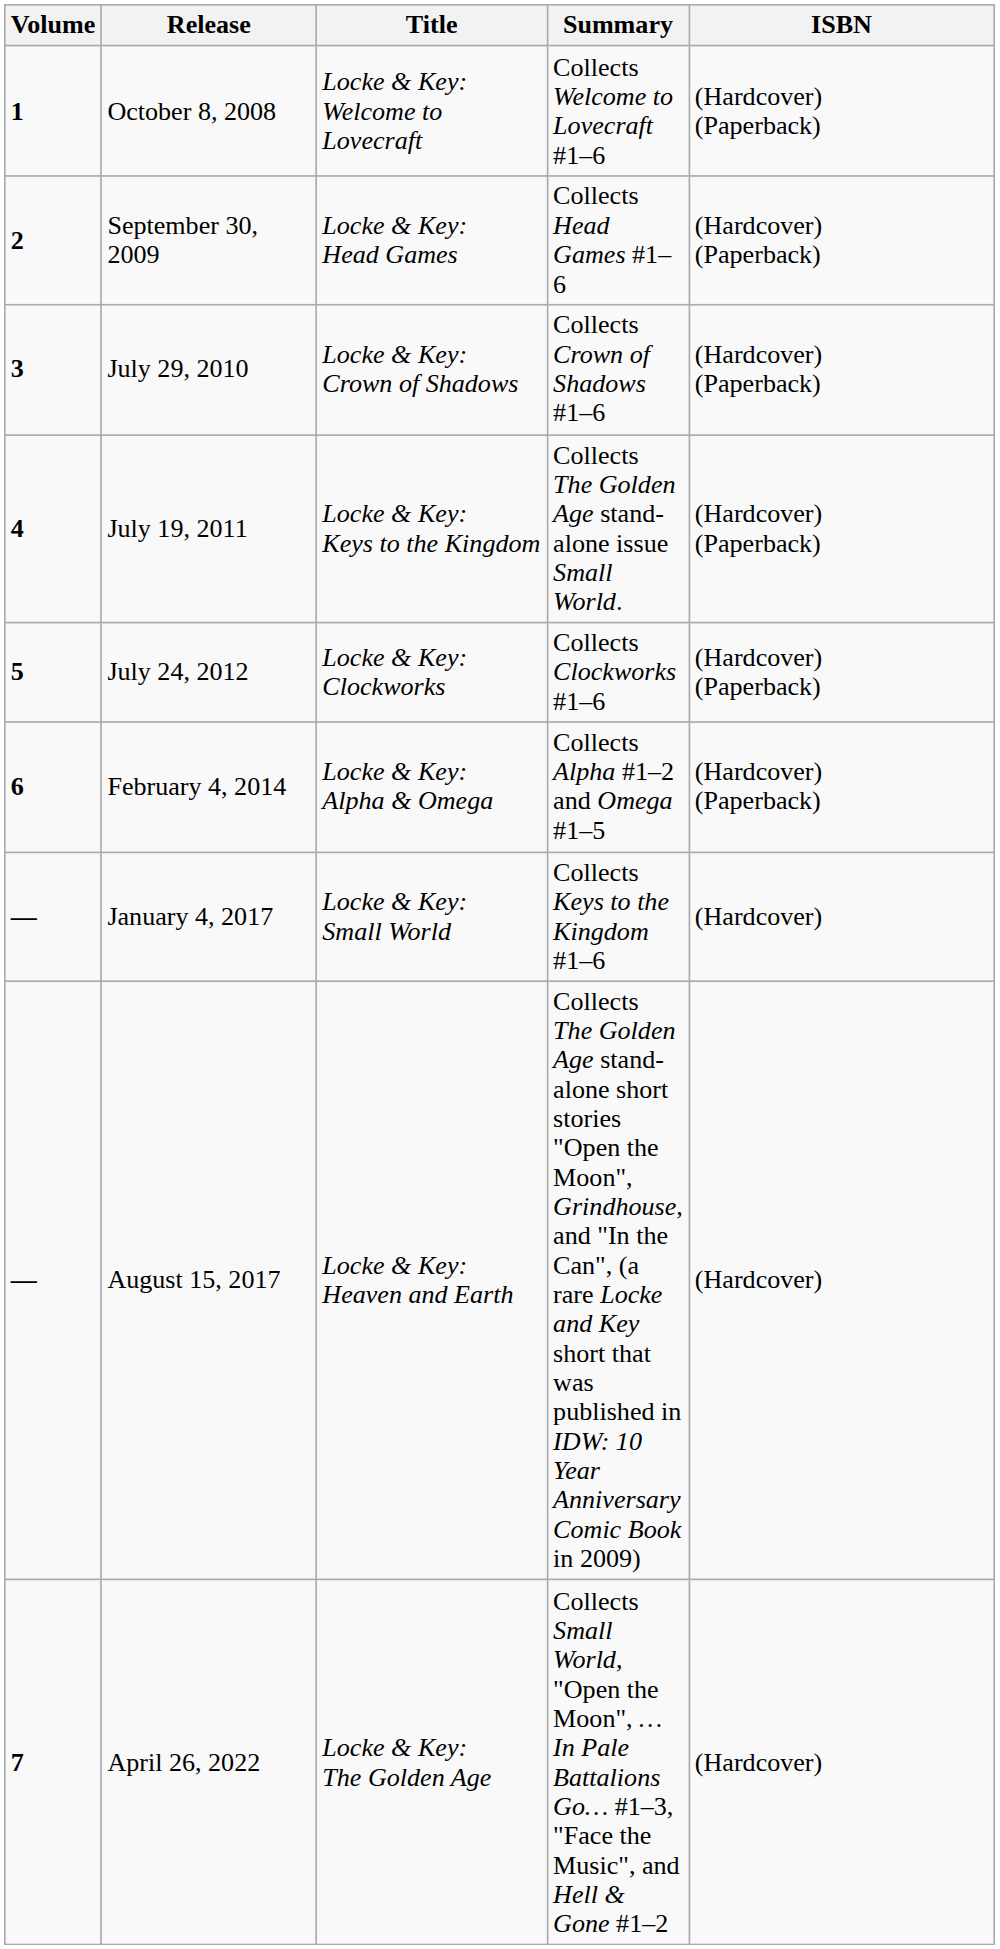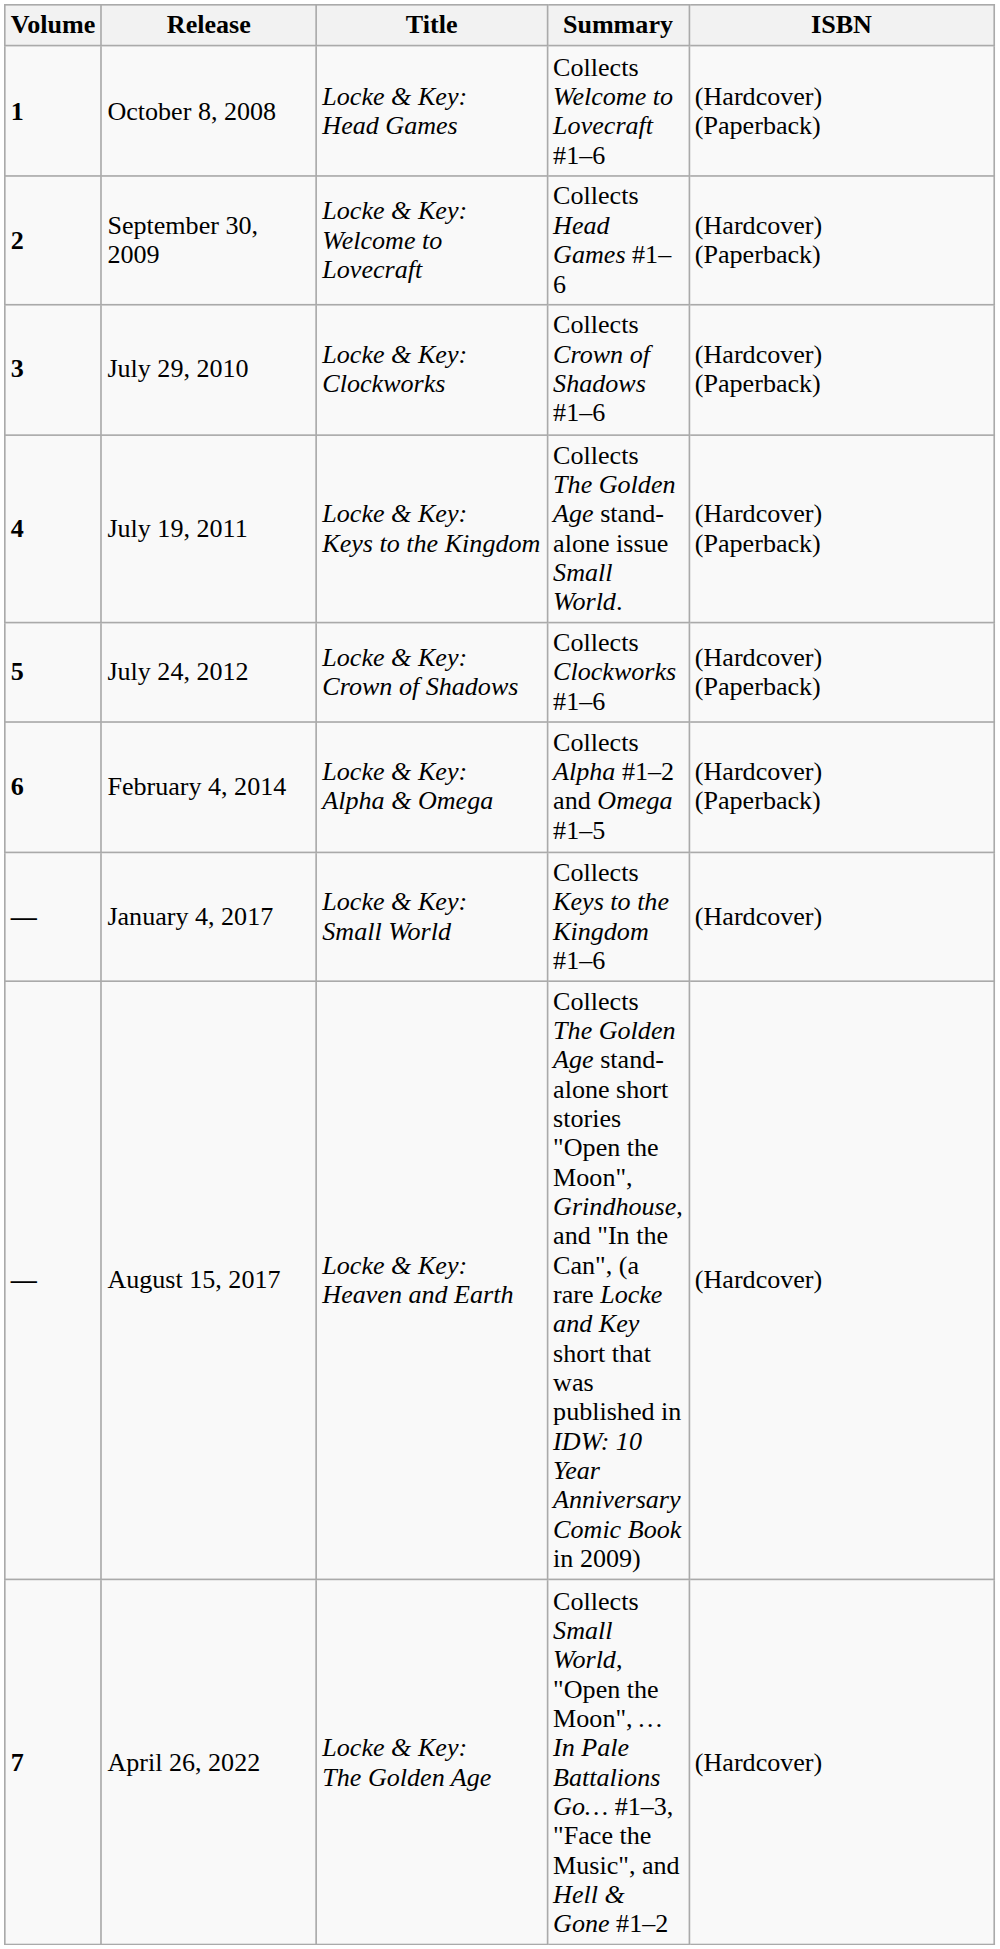(395, 110) Locke & Key: Welcome to Lovecraft -> (395, 110) Locke & Key: Head Games
(395, 239) Locke & Key: Head Games -> (395, 239) Locke & Key: Welcome to Lovecraft
(420, 369) Locke & Key: Crown of Shadows -> (395, 369) Locke & Key: Clockworks
(395, 672) Locke & Key: Clockworks -> (420, 672) Locke & Key: Crown of Shadows
